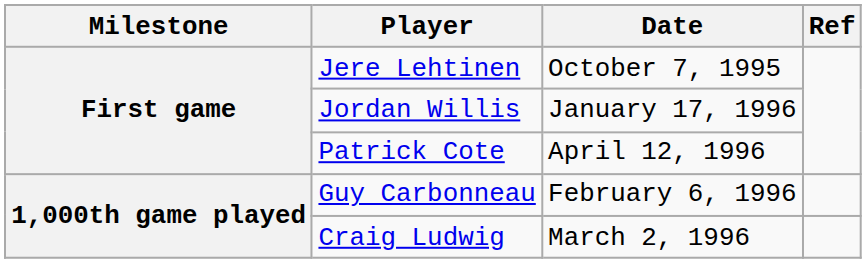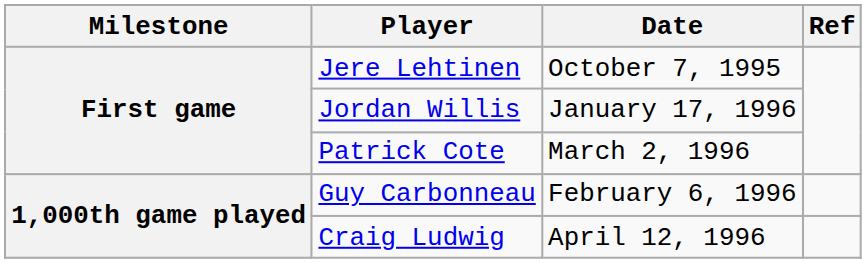(657, 153) April 12, 1996 -> (649, 153) March 2, 1996
(649, 237) March 2, 1996 -> (657, 237) April 12, 1996
